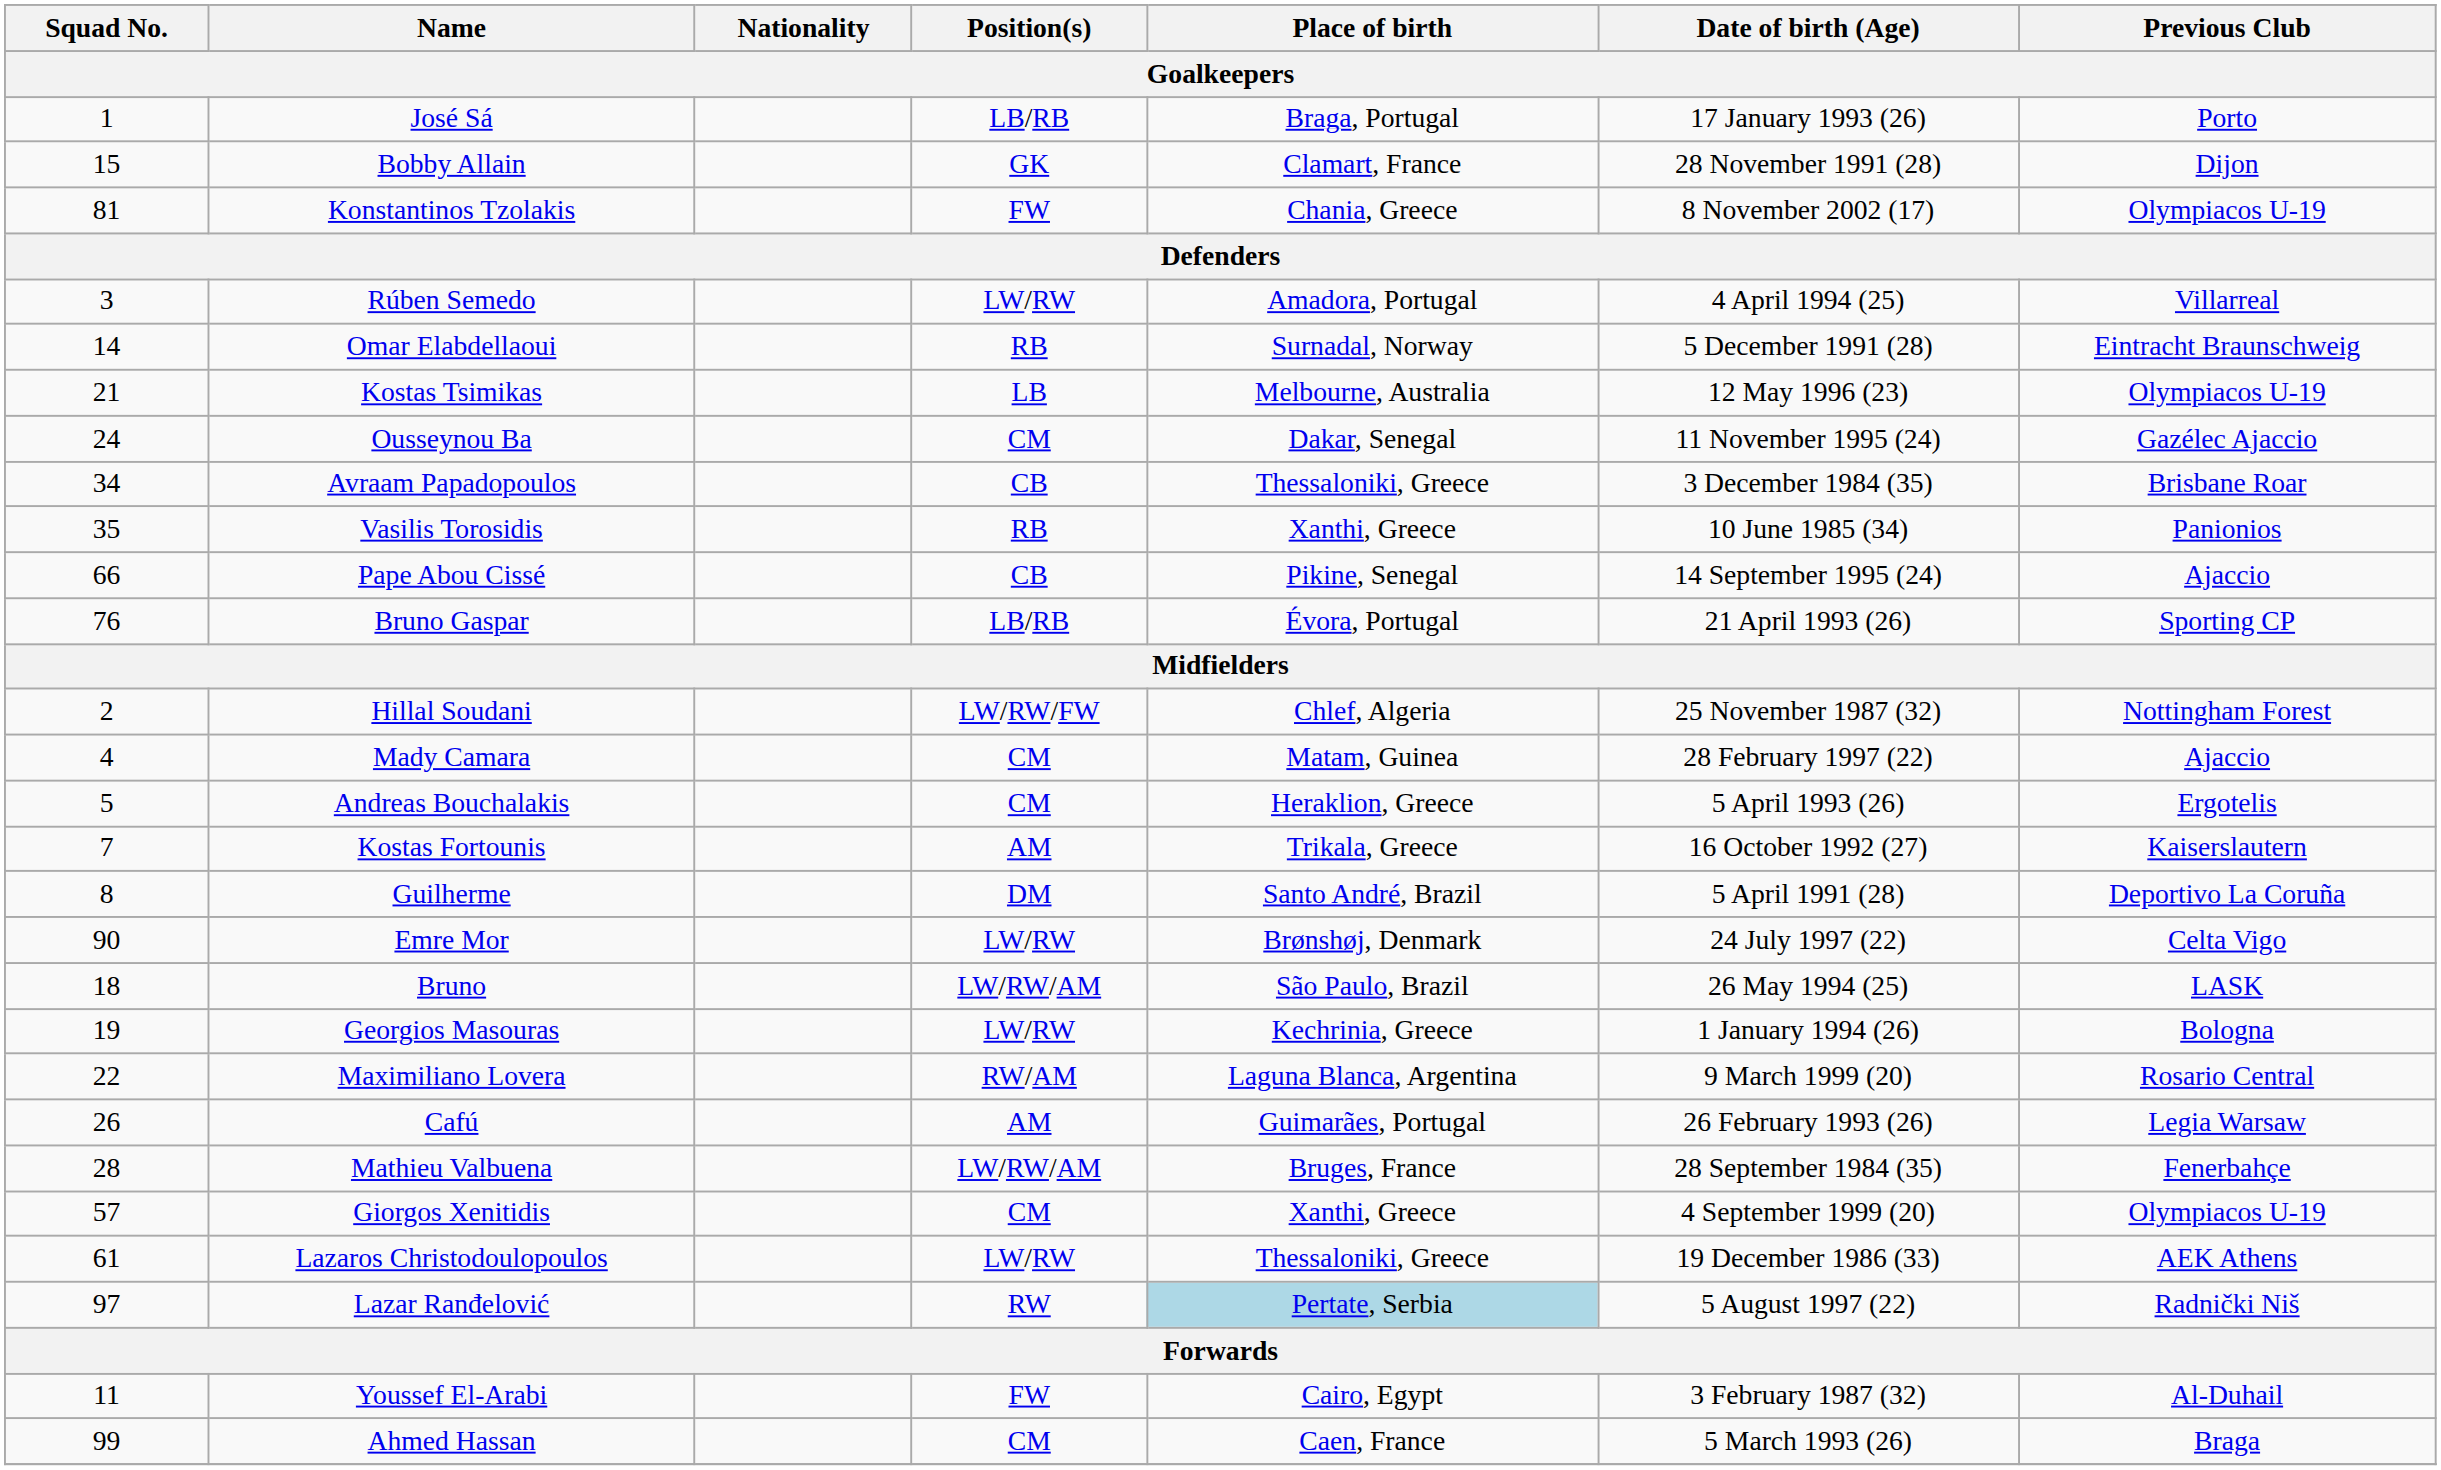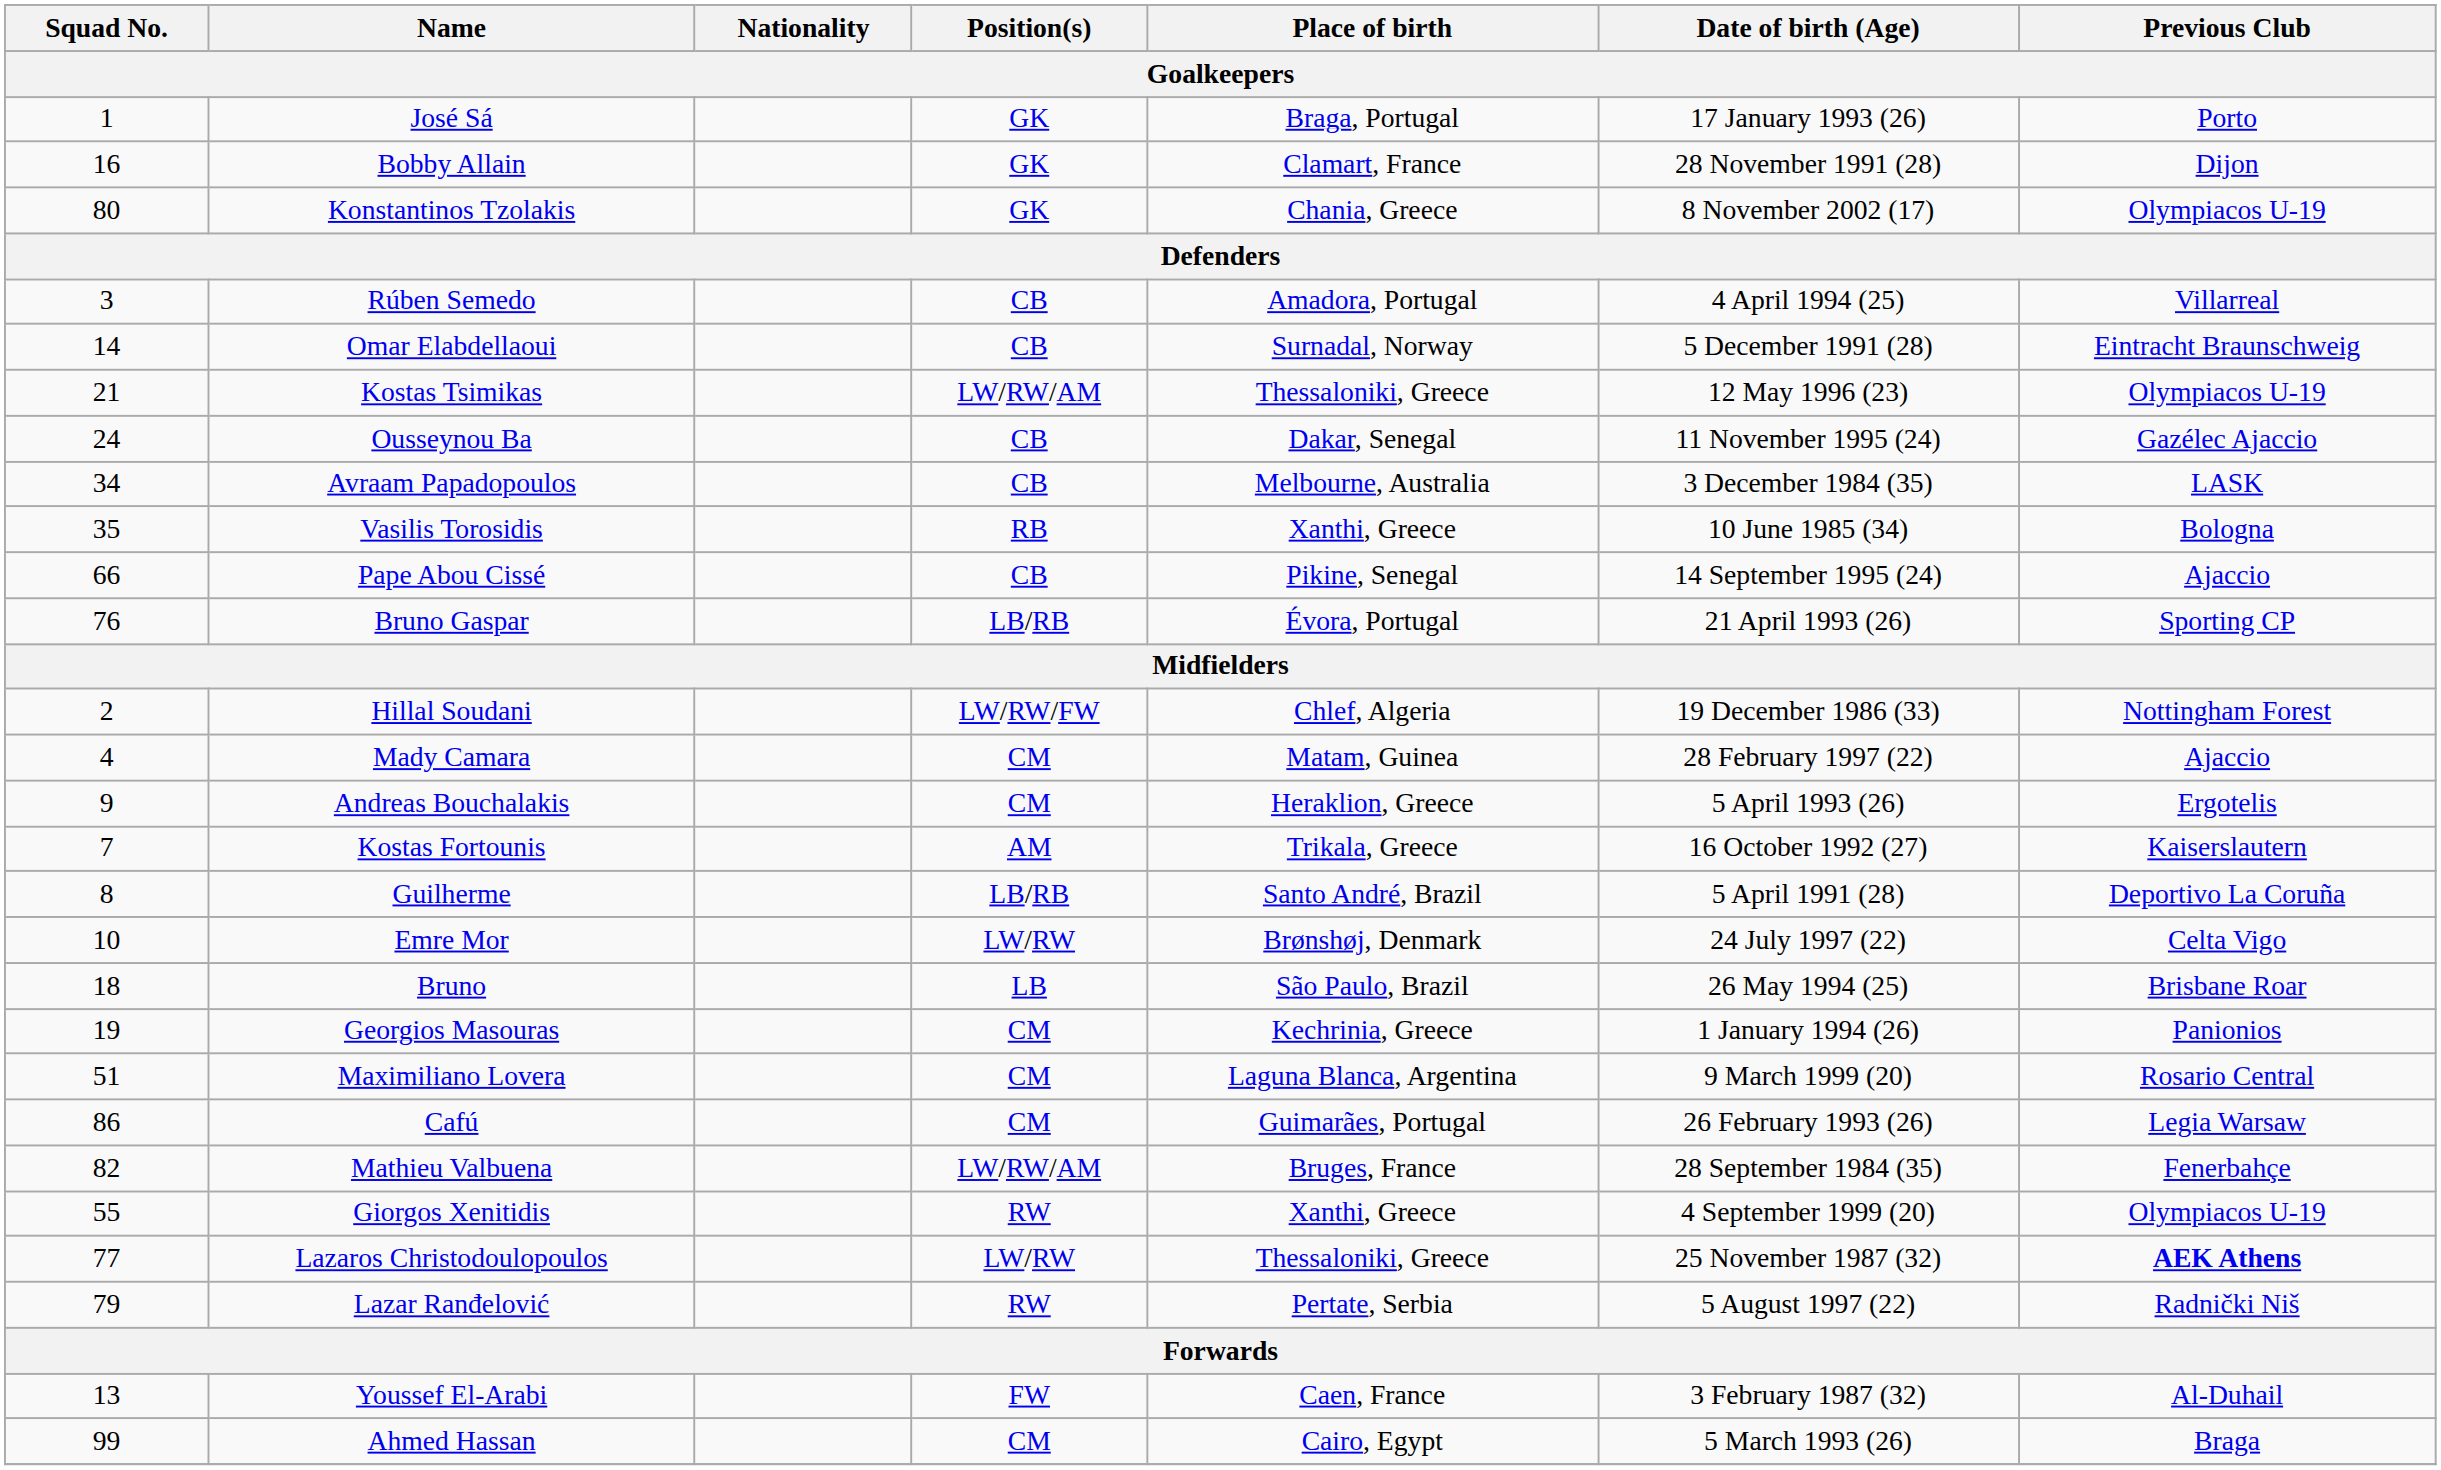(1029, 118) LB/RB -> (1029, 118) GK
(107, 164) 15 -> (107, 164) 16
(107, 210) 81 -> (107, 210) 80
(1029, 210) FW -> (1029, 210) GK
(1029, 301) LW/RW -> (1029, 301) CB
(1029, 346) RB -> (1029, 346) CB
(1029, 392) LB -> (1029, 392) LW/RW/AM
(1372, 392) Melbourne, Australia -> (1372, 392) Thessaloniki, Greece
(1029, 438) CM -> (1029, 438) CB
(1372, 483) Thessaloniki, Greece -> (1372, 483) Melbourne, Australia
(2227, 483) Brisbane Roar -> (2227, 483) LASK
(2227, 529) Panionios -> (2227, 529) Bologna
(1808, 711) 25 November 1987 (32) -> (1808, 711) 19 December 1986 (33)
(107, 802) 5 -> (107, 802) 9
(1029, 894) DM -> (1029, 894) LB/RB
(107, 939) 90 -> (107, 939) 10
(1029, 985) LW/RW/AM -> (1029, 985) LB
(2227, 985) LASK -> (2227, 985) Brisbane Roar
(1029, 1030) LW/RW -> (1029, 1030) CM
(2227, 1030) Bologna -> (2227, 1030) Panionios
(107, 1076) 22 -> (107, 1076) 51
(1029, 1076) RW/AM -> (1029, 1076) CM
(107, 1122) 26 -> (107, 1122) 86
(1029, 1122) AM -> (1029, 1122) CM
(107, 1167) 28 -> (107, 1167) 82
(107, 1213) 57 -> (107, 1213) 55
(1029, 1213) CM -> (1029, 1213) RW
(107, 1258) 61 -> (107, 1258) 77
(1808, 1258) 19 December 1986 (33) -> (1808, 1258) 25 November 1987 (32)
(2227, 1258) normal -> (2227, 1258) bold
(107, 1304) 97 -> (107, 1304) 79
(1372, 1304) lightblue background -> (1372, 1304) no background
(107, 1395) 11 -> (107, 1395) 13
(1372, 1395) Cairo, Egypt -> (1372, 1395) Caen, France
(1372, 1441) Caen, France -> (1372, 1441) Cairo, Egypt
